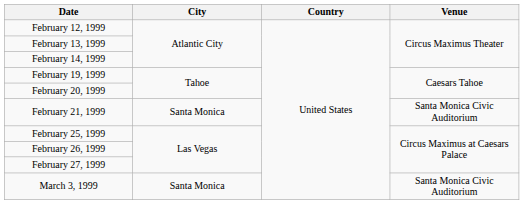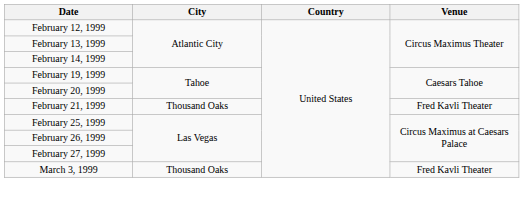(197, 112) Santa Monica -> (197, 106) Thousand Oaks
(454, 112) Santa Monica Civic Auditorium -> (454, 106) Fred Kavli Theater
(197, 186) Santa Monica -> (197, 169) Thousand Oaks
(454, 186) Santa Monica Civic Auditorium -> (454, 169) Fred Kavli Theater
